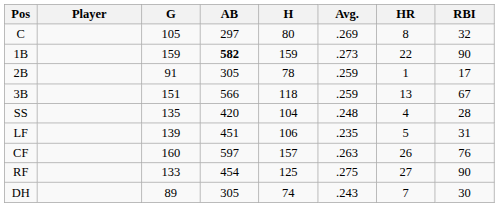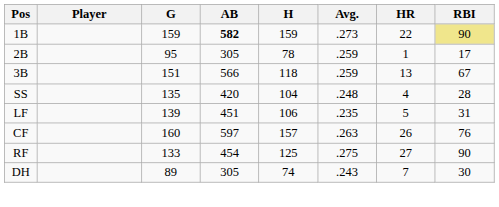- row: (21, 34)
(464, 53) no background -> (464, 34) khaki background
(171, 73) 91 -> (171, 53) 95
